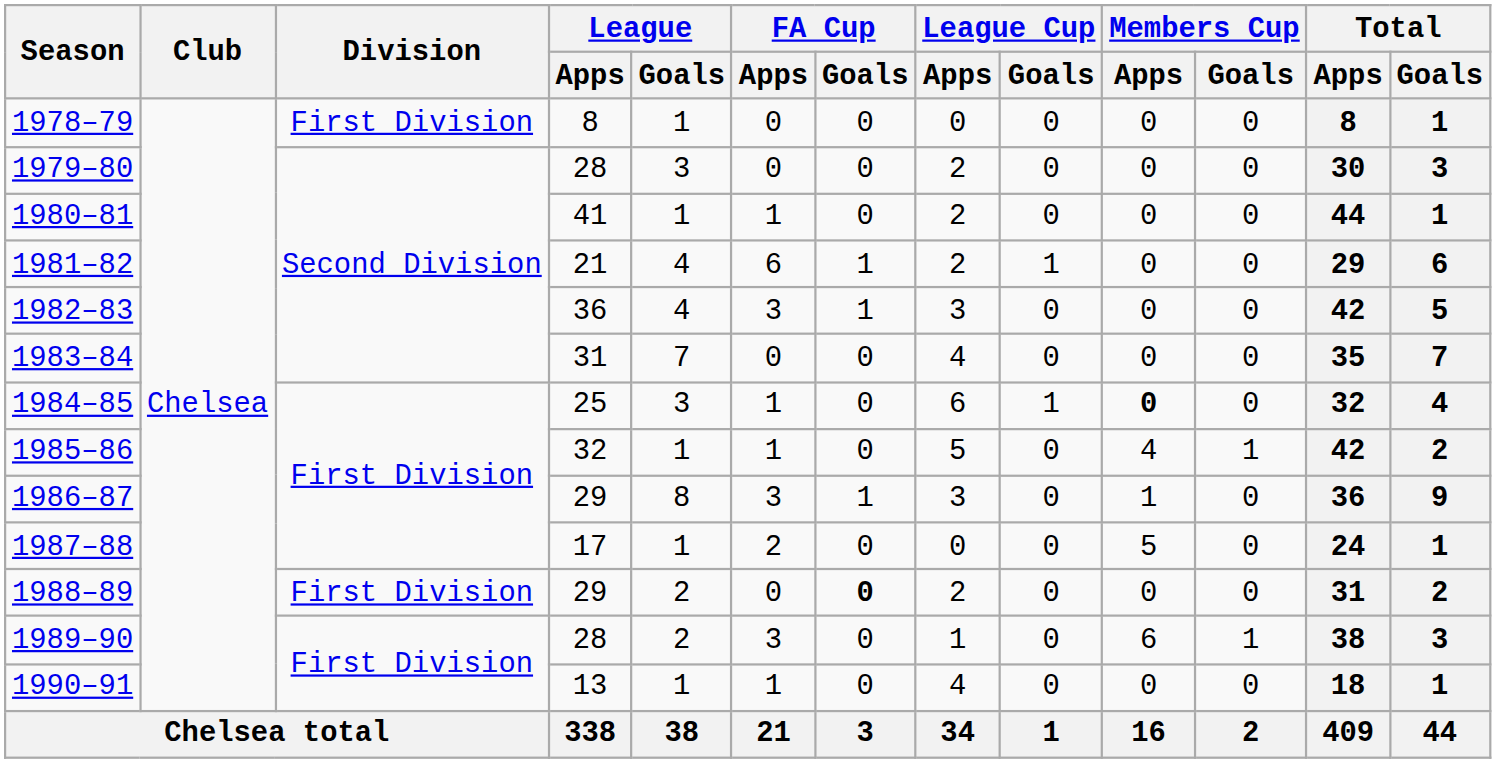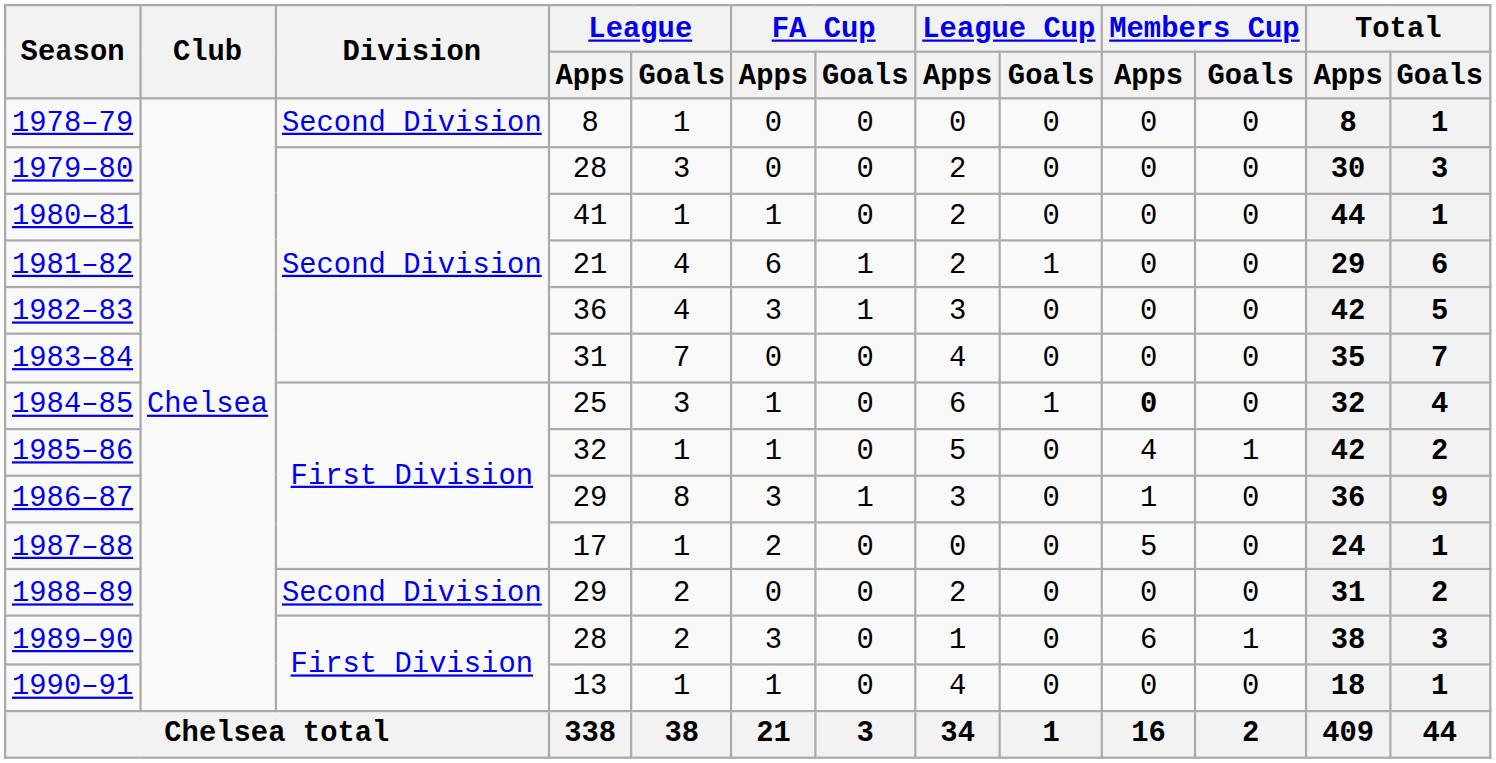(412, 123) First Division -> (412, 123) Second Division
(412, 593) First Division -> (412, 593) Second Division
(865, 593) bold -> (865, 593) normal
